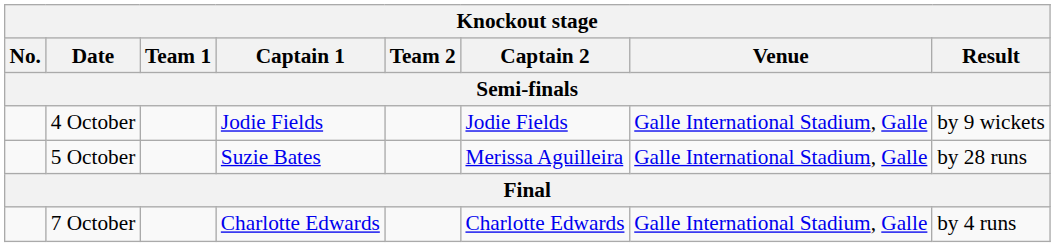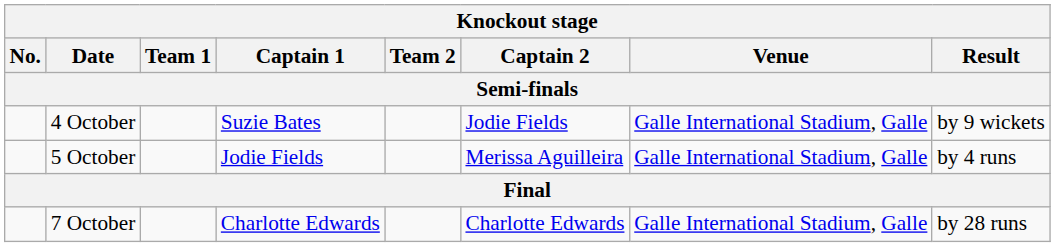(272, 122) Jodie Fields -> (271, 122) Suzie Bates
(271, 156) Suzie Bates -> (272, 156) Jodie Fields
(982, 156) by 28 runs -> (977, 156) by 4 runs
(977, 223) by 4 runs -> (982, 223) by 28 runs
